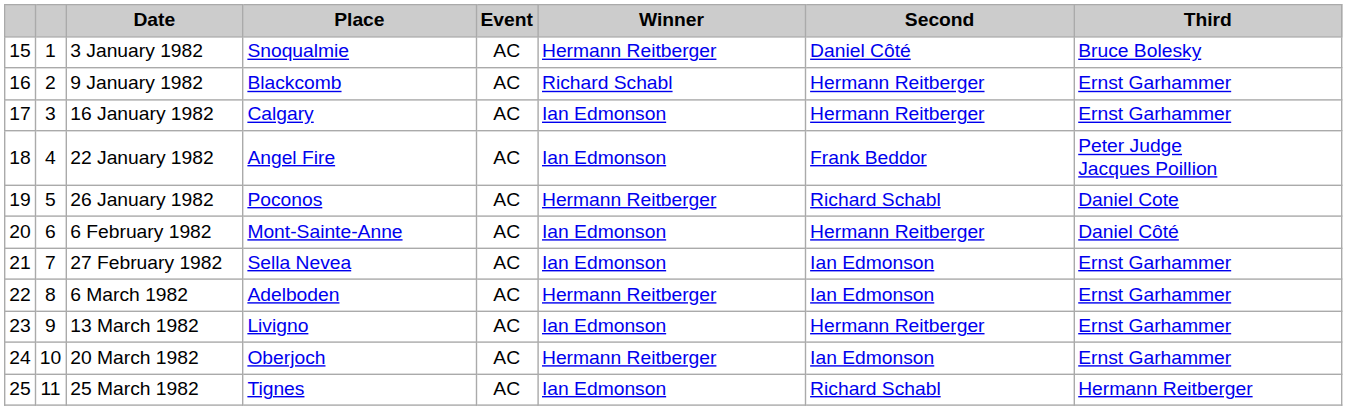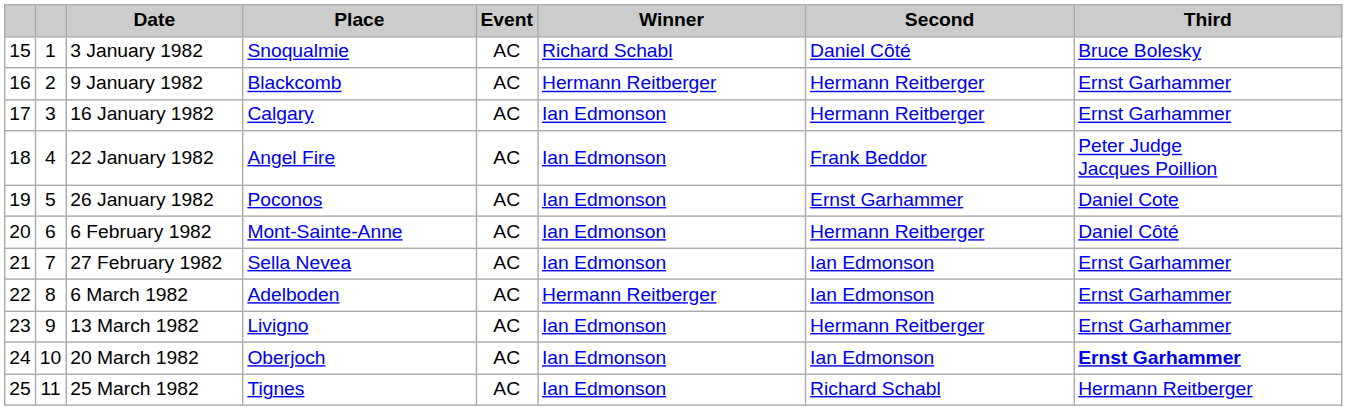(629, 51) Hermann Reitberger -> (607, 51) Richard Schabl
(607, 82) Richard Schabl -> (629, 82) Hermann Reitberger
(629, 199) Hermann Reitberger -> (604, 199) Ian Edmonson
(875, 199) Richard Schabl -> (887, 199) Ernst Garhammer
(629, 357) Hermann Reitberger -> (604, 357) Ian Edmonson
(1155, 357) normal -> (1160, 357) bold
